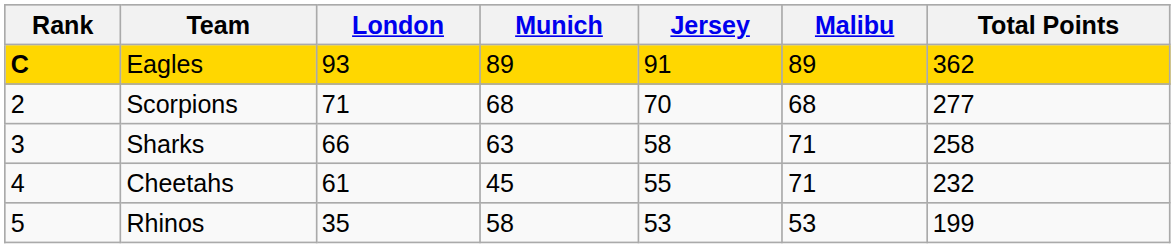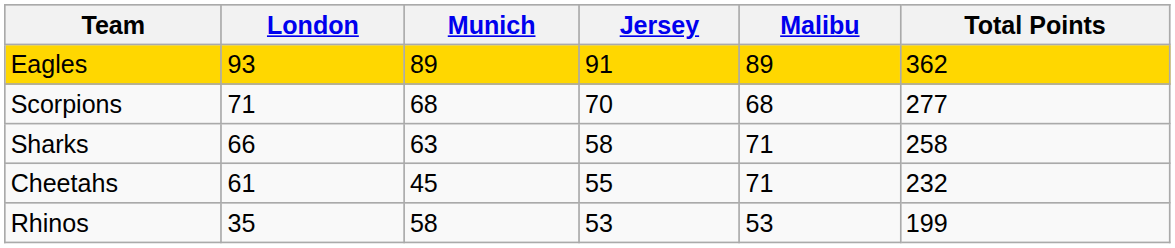- column: (63, 25)
